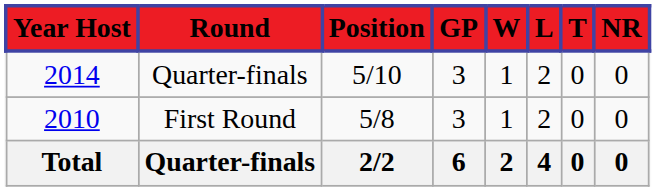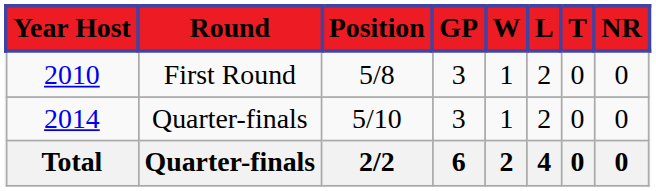rows swapped: (72, 118) <-> (72, 74)
